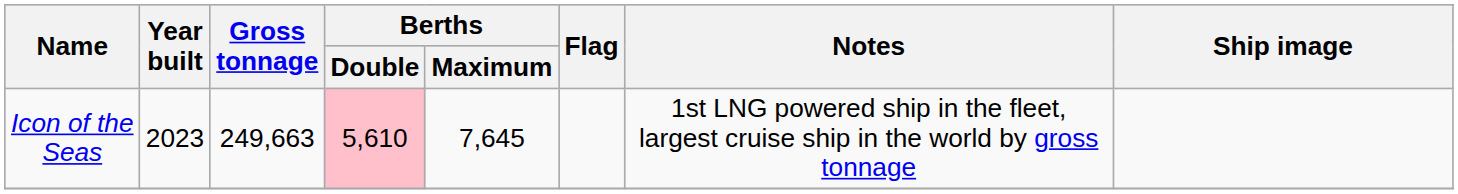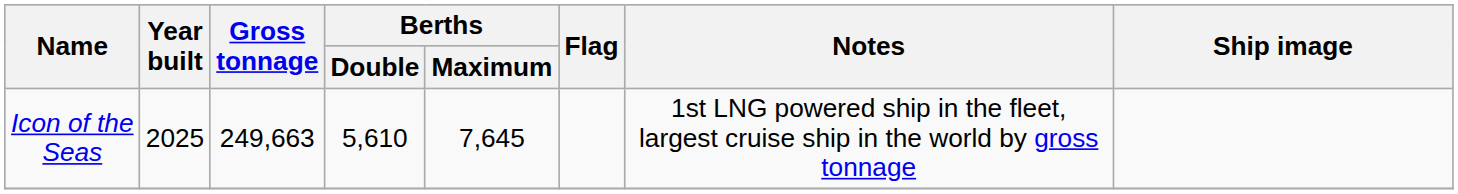(175, 138) 2023 -> (175, 138) 2025
(375, 138) pink background -> (375, 138) no background
